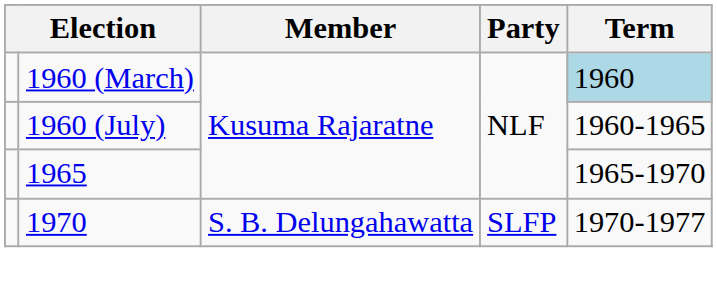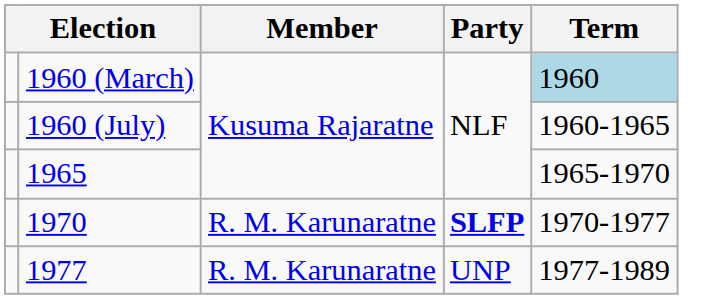(341, 221) S. B. Delungahawatta -> (322, 221) R. M. Karunaratne
(522, 221) normal -> (487, 221) bold
+ row: (56, 269)
